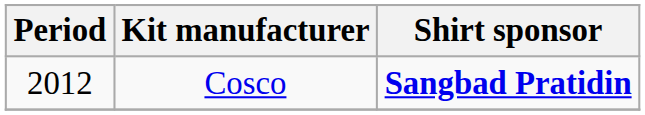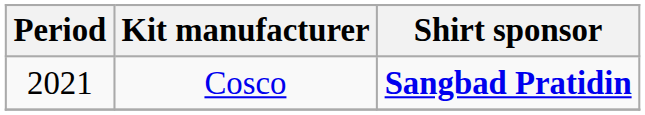(60, 82) 2012 -> (60, 82) 2021
